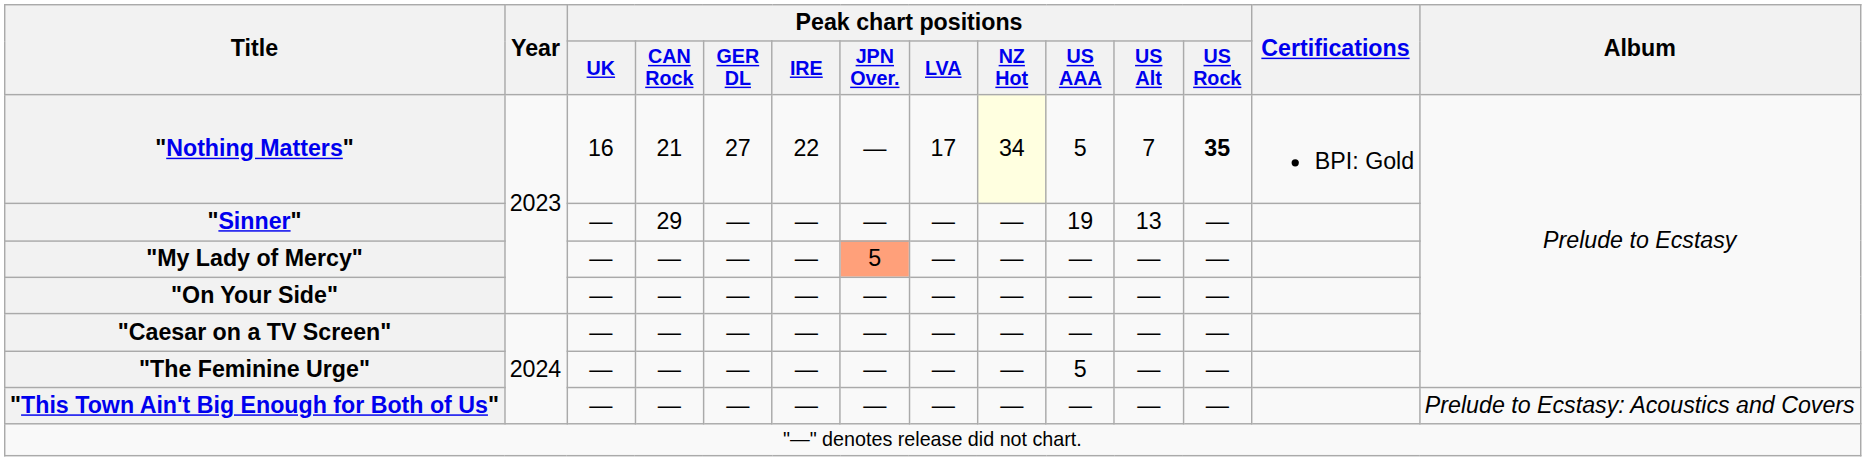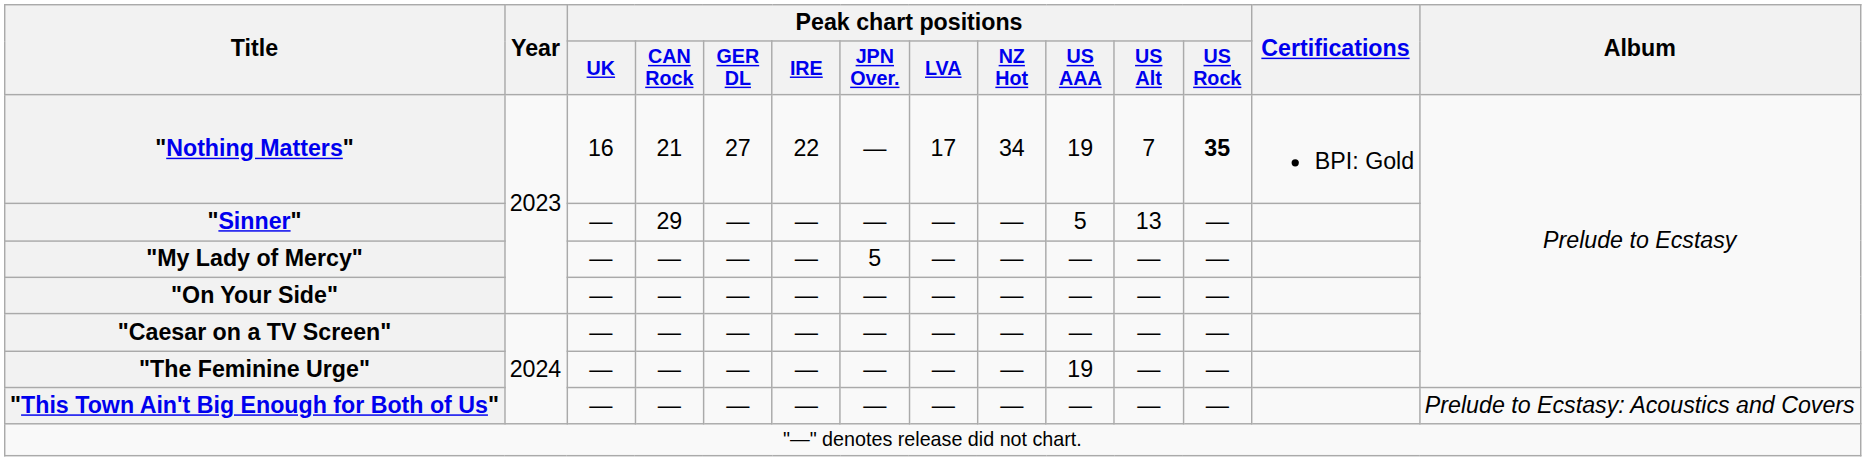(1012, 148) lightyellow background -> (1012, 148) no background
(1080, 148) 5 -> (1080, 148) 19
(1080, 221) 19 -> (1080, 221) 5
(875, 258) lightsalmon background -> (875, 258) no background
(1080, 368) 5 -> (1080, 368) 19
